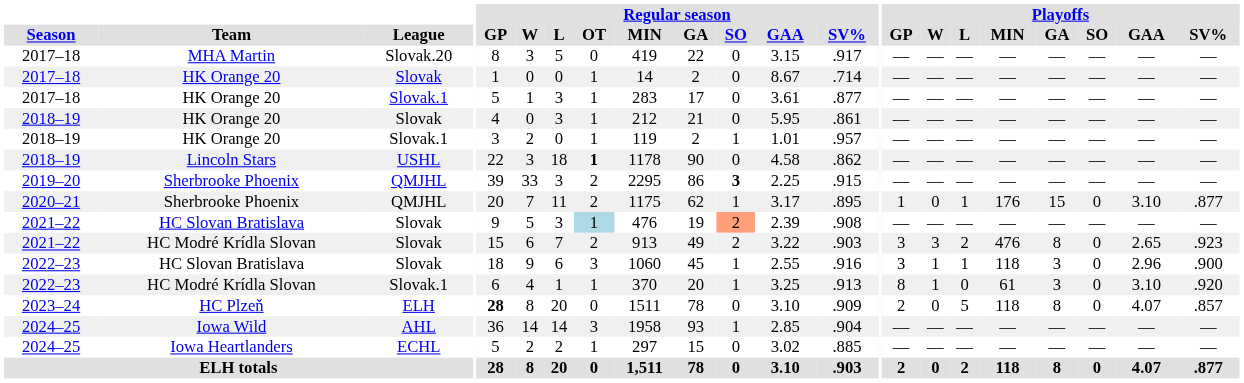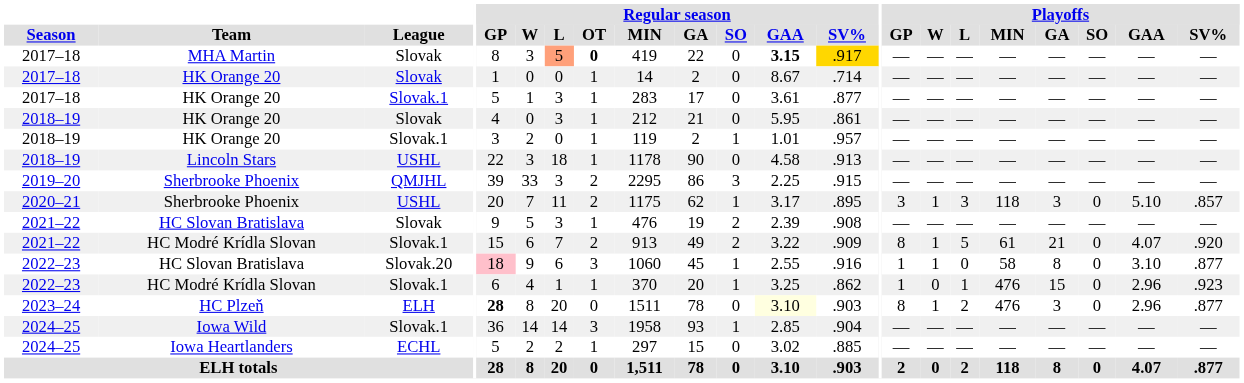(419, 55) Slovak.20 -> (419, 55) Slovak
(559, 55) no background -> (559, 55) lightsalmon background
(594, 55) normal -> (594, 55) bold
(785, 55) normal -> (785, 55) bold
(847, 55) no background -> (847, 55) gold background
(594, 159) bold -> (594, 159) normal
(847, 159) .862 -> (847, 159) .913
(736, 180) bold -> (736, 180) normal
(419, 201) QMJHL -> (419, 201) USHL
(901, 201) 1 -> (901, 201) 3
(935, 201) 0 -> (935, 201) 1
(965, 201) 1 -> (965, 201) 3
(1008, 201) 176 -> (1008, 201) 118
(1057, 201) 15 -> (1057, 201) 3
(1146, 201) 3.10 -> (1146, 201) 5.10
(1208, 201) .877 -> (1208, 201) .857
(594, 222) lightblue background -> (594, 222) no background
(736, 222) lightsalmon background -> (736, 222) no background
(419, 243) Slovak -> (419, 243) Slovak.1
(847, 243) .903 -> (847, 243) .909
(901, 243) 3 -> (901, 243) 8
(935, 243) 3 -> (935, 243) 1
(965, 243) 2 -> (965, 243) 5
(1008, 243) 476 -> (1008, 243) 61
(1057, 243) 8 -> (1057, 243) 21
(1146, 243) 2.65 -> (1146, 243) 4.07
(1208, 243) .923 -> (1208, 243) .920
(419, 263) Slovak -> (419, 263) Slovak.20
(496, 263) no background -> (496, 263) pink background
(901, 263) 3 -> (901, 263) 1
(965, 263) 1 -> (965, 263) 0
(1008, 263) 118 -> (1008, 263) 58
(1057, 263) 3 -> (1057, 263) 8
(1146, 263) 2.96 -> (1146, 263) 3.10
(1208, 263) .900 -> (1208, 263) .877
(847, 284) .913 -> (847, 284) .862
(901, 284) 8 -> (901, 284) 1
(935, 284) 1 -> (935, 284) 0
(965, 284) 0 -> (965, 284) 1
(1008, 284) 61 -> (1008, 284) 476
(1057, 284) 3 -> (1057, 284) 15
(1146, 284) 3.10 -> (1146, 284) 2.96
(1208, 284) .920 -> (1208, 284) .923
(785, 305) no background -> (785, 305) lightyellow background
(847, 305) .909 -> (847, 305) .903
(901, 305) 2 -> (901, 305) 8
(935, 305) 0 -> (935, 305) 1
(965, 305) 5 -> (965, 305) 2
(1008, 305) 118 -> (1008, 305) 476
(1057, 305) 8 -> (1057, 305) 3
(1146, 305) 4.07 -> (1146, 305) 2.96
(1208, 305) .857 -> (1208, 305) .877
(419, 326) AHL -> (419, 326) Slovak.1
